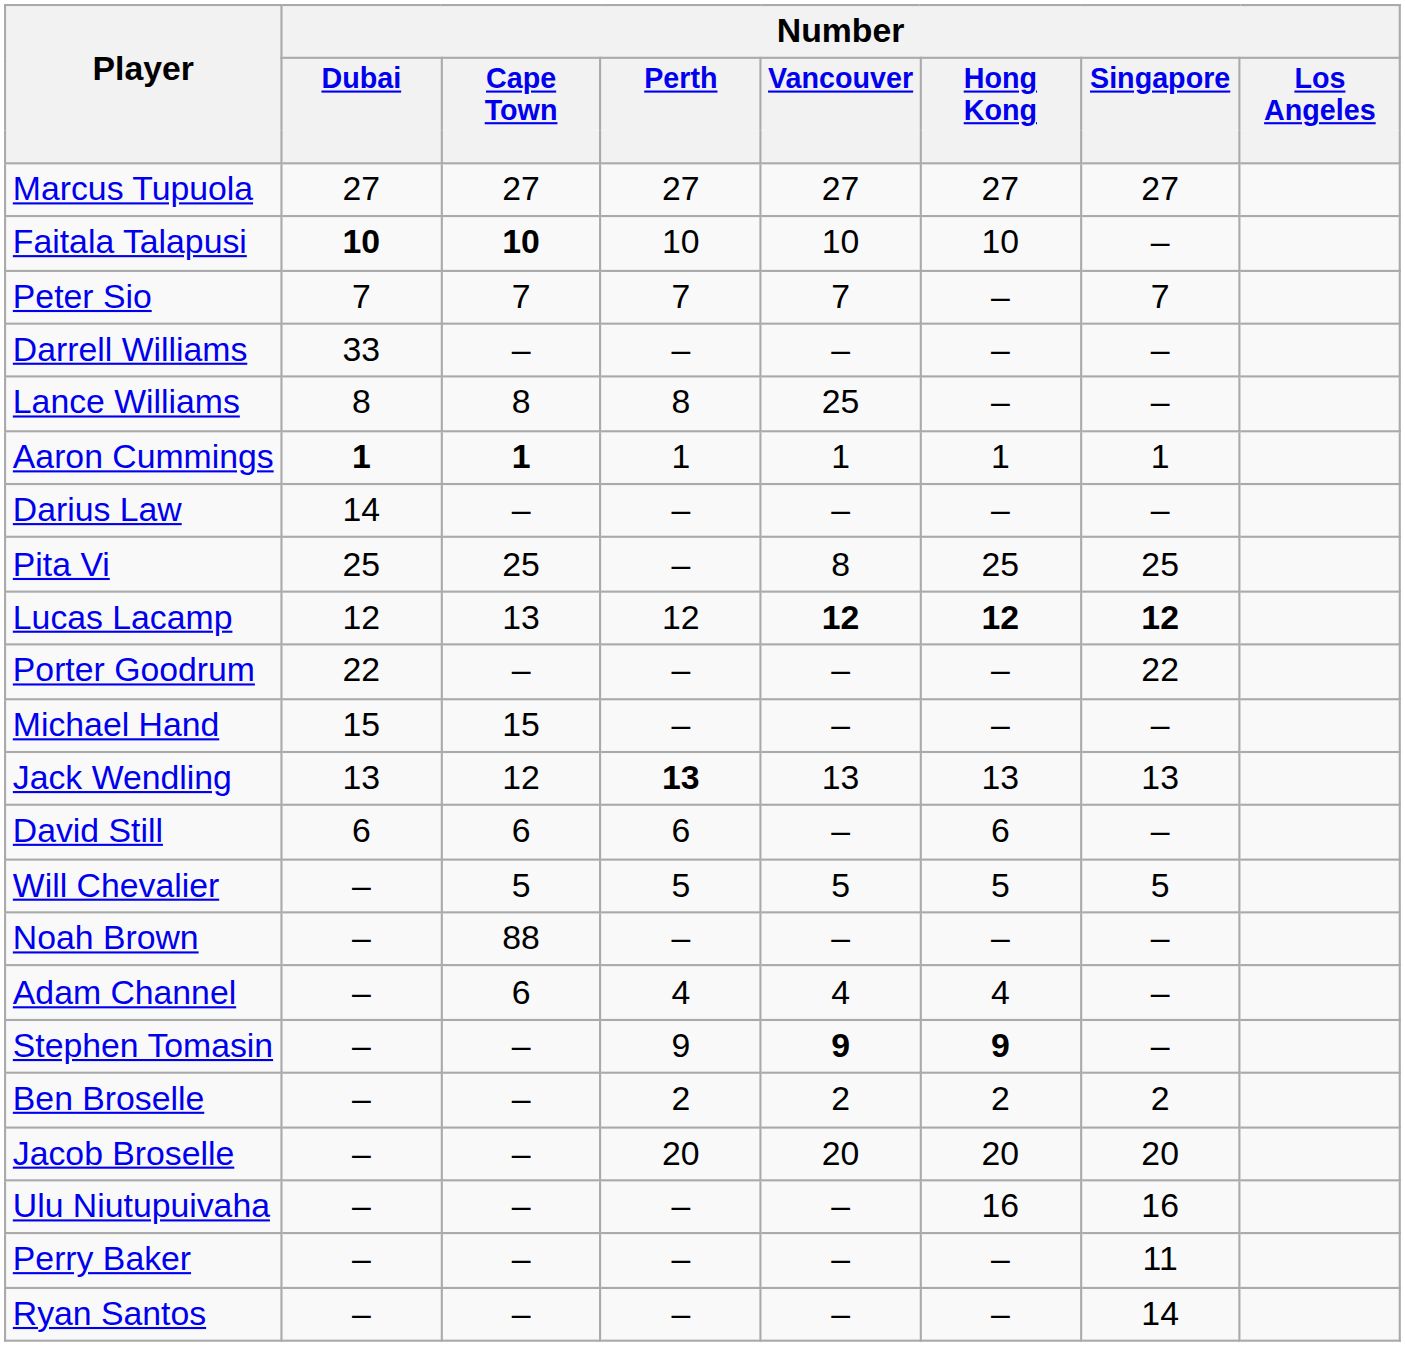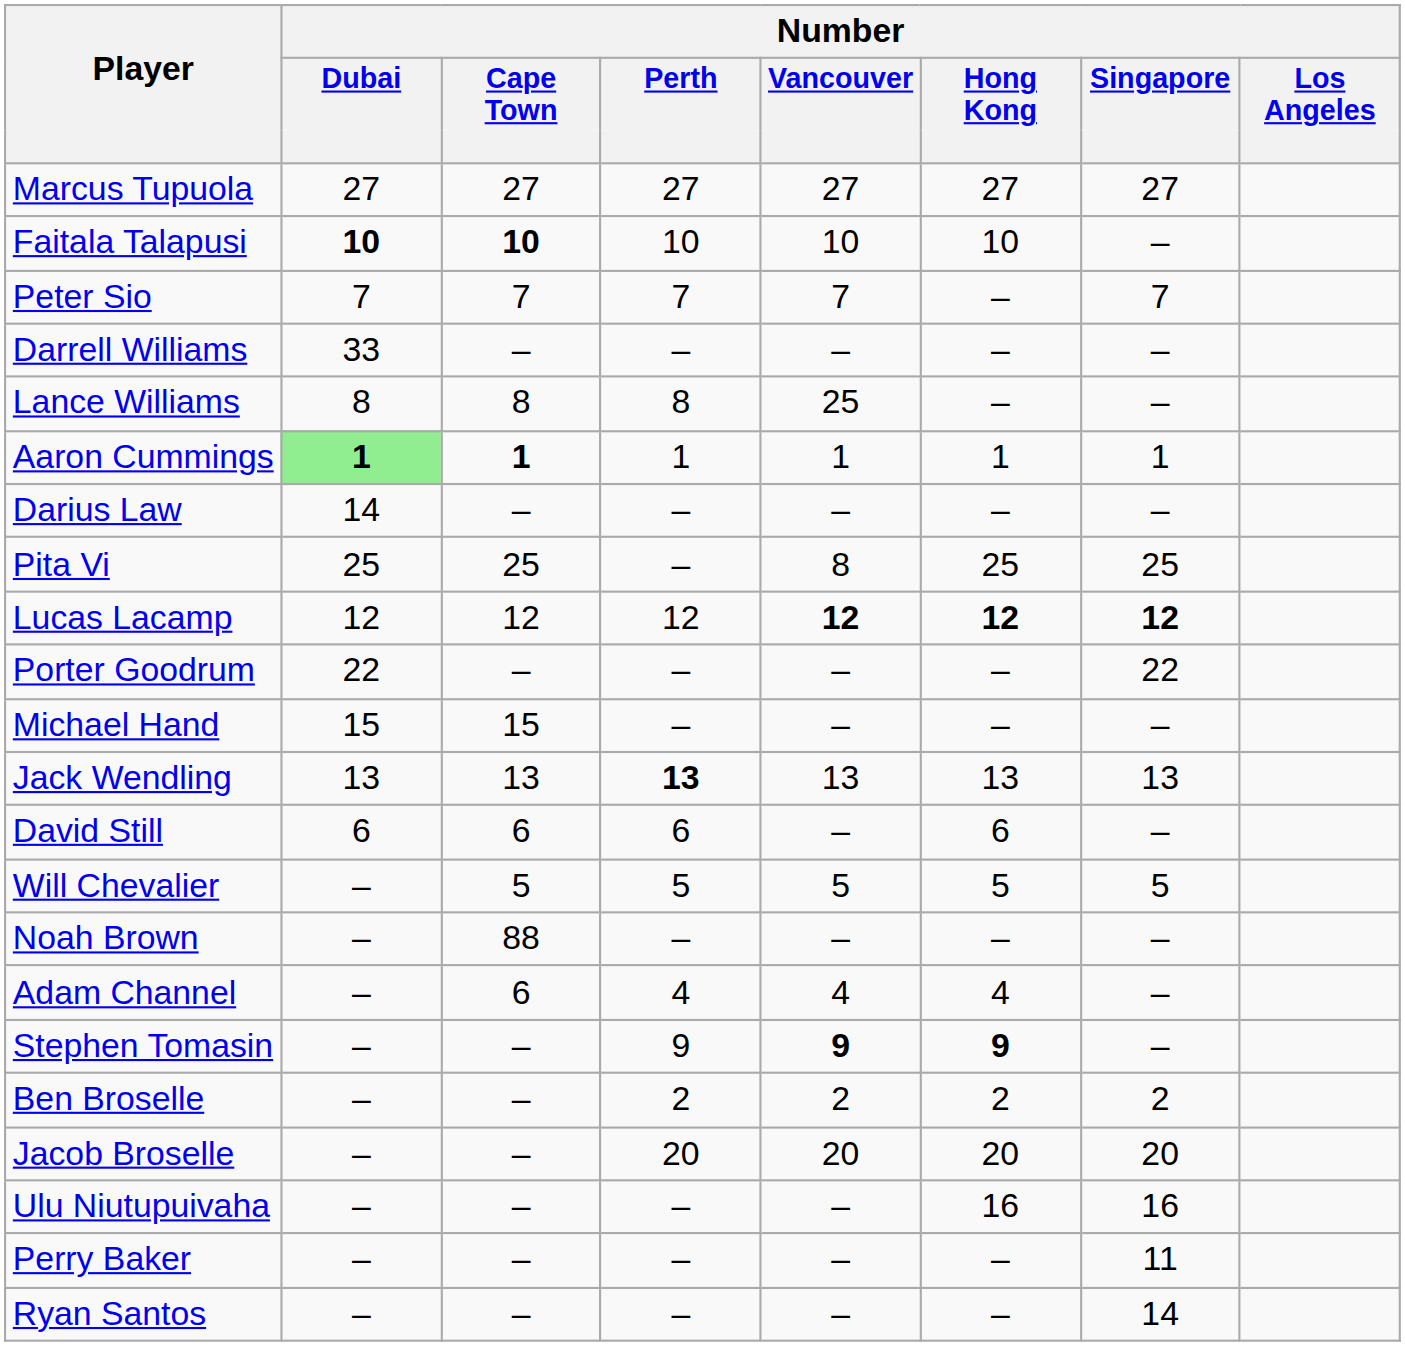(361, 456) no background -> (361, 456) lightgreen background
(521, 617) 13 -> (521, 617) 12
(521, 777) 12 -> (521, 777) 13
